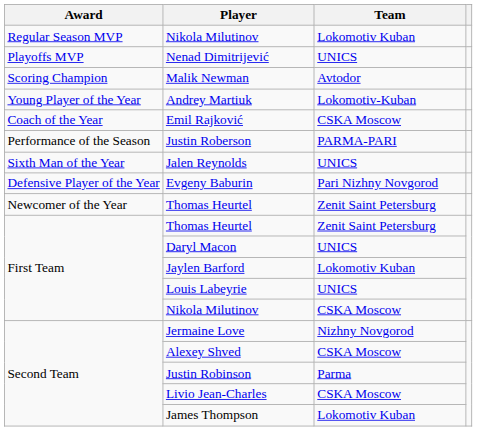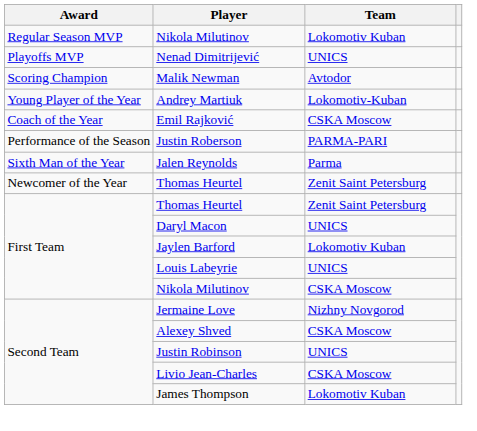(337, 162) UNICS -> (325, 162) Parma
- row: (84, 183)
(334, 373) Parma -> (328, 352) UNICS
